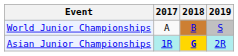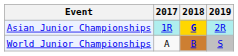rows swapped: (79, 43) <-> (79, 27)
